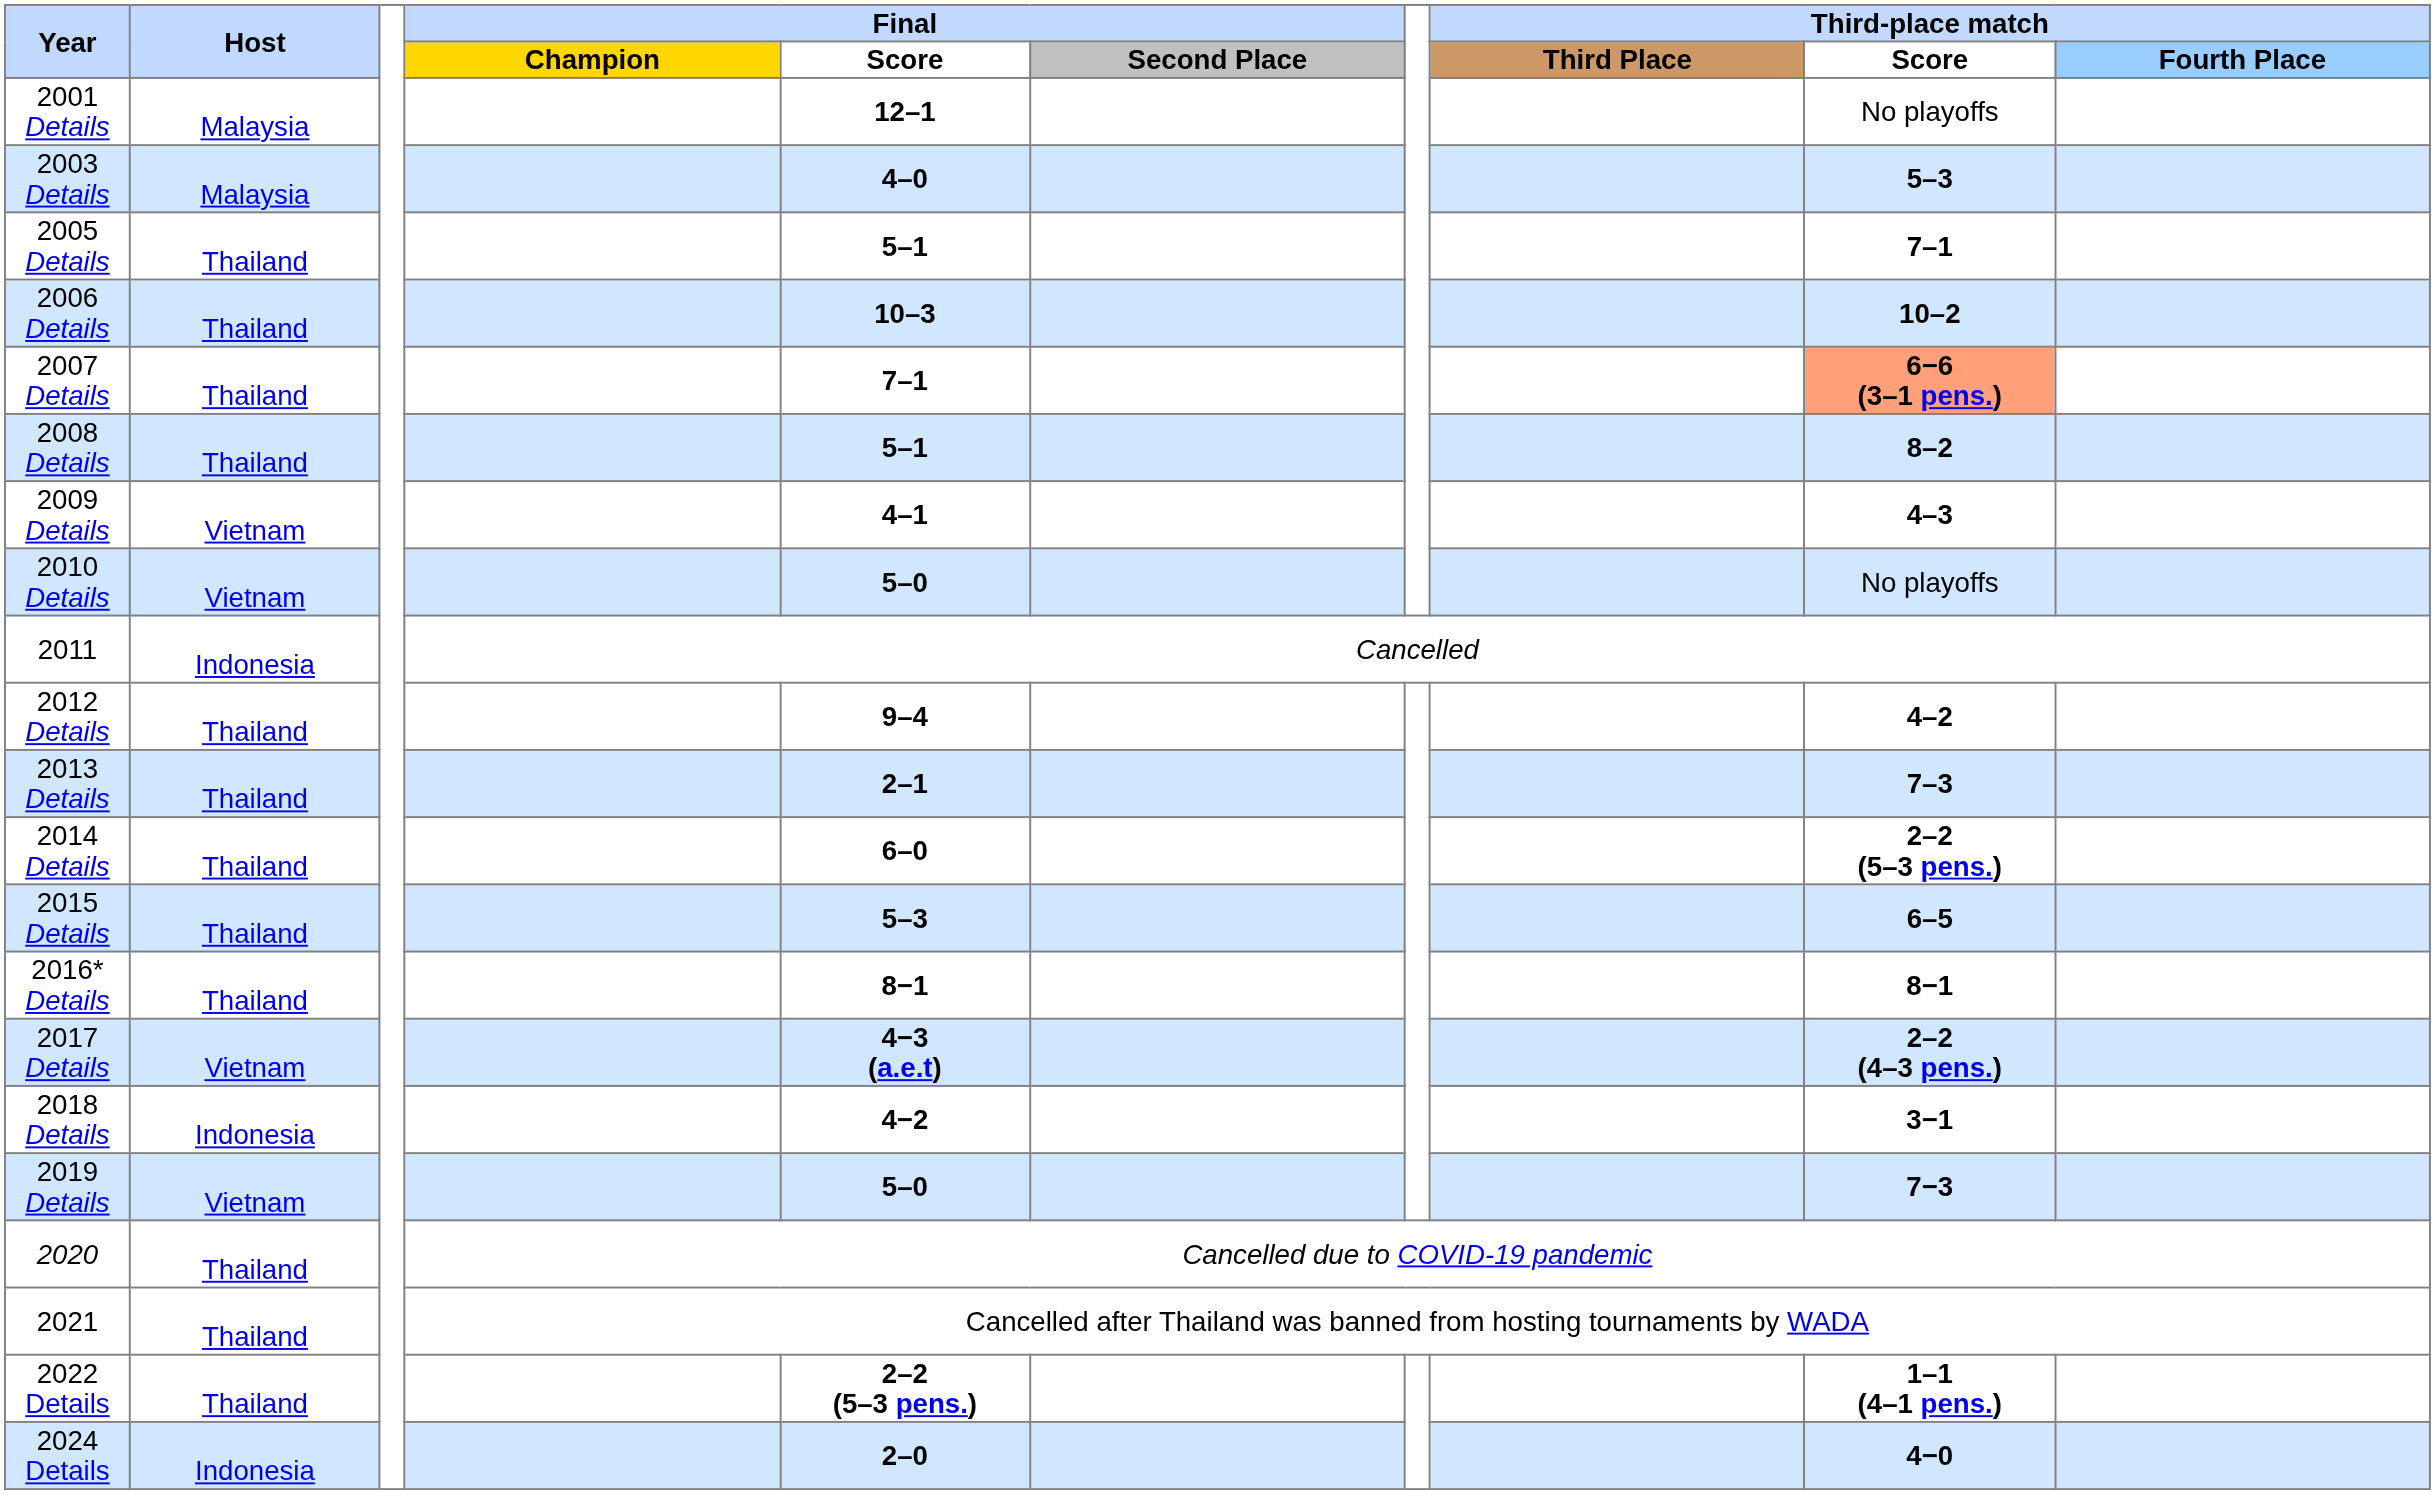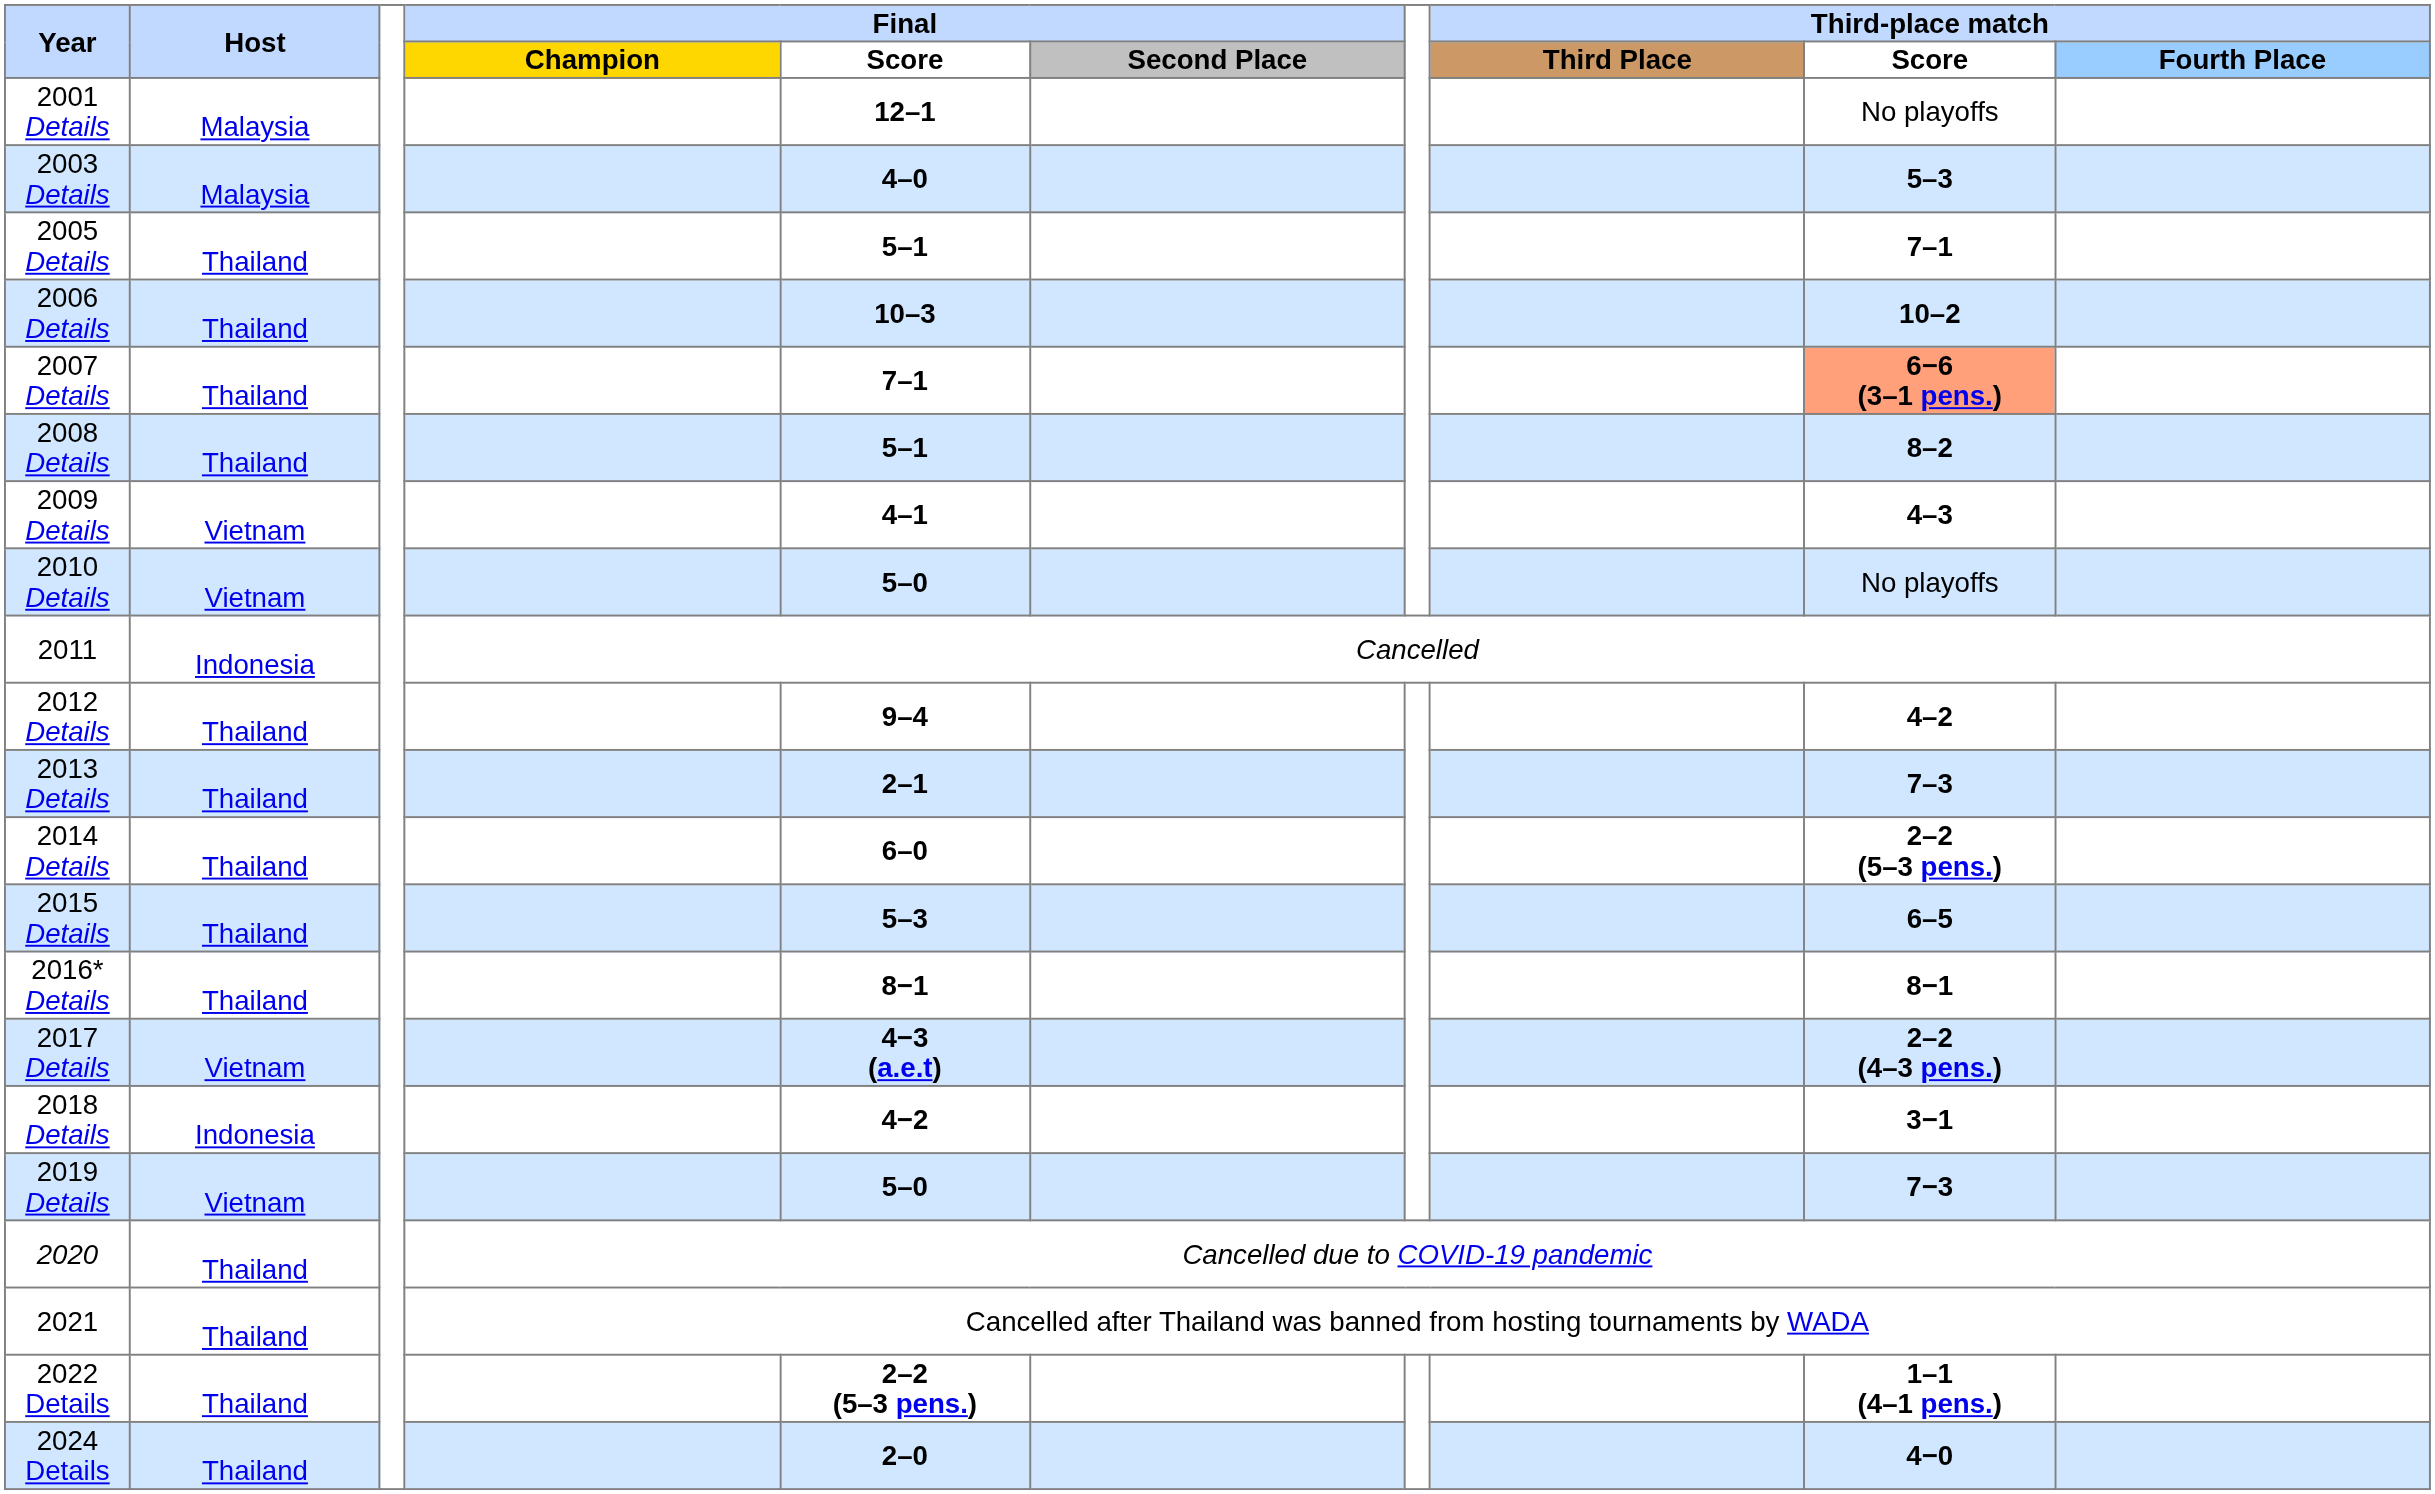(255, 1471) Indonesia -> (255, 1471) Thailand
